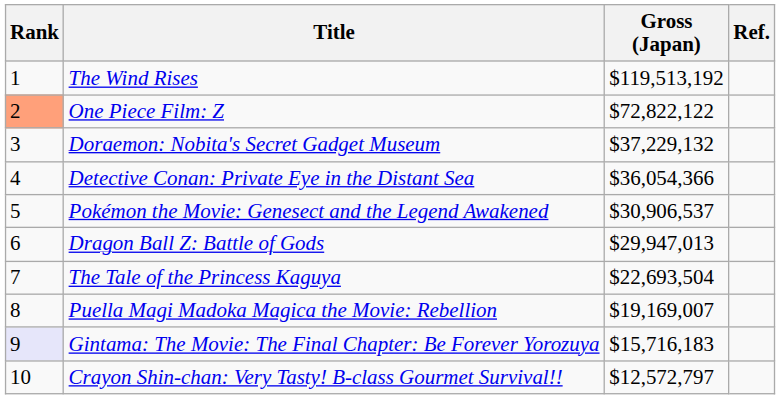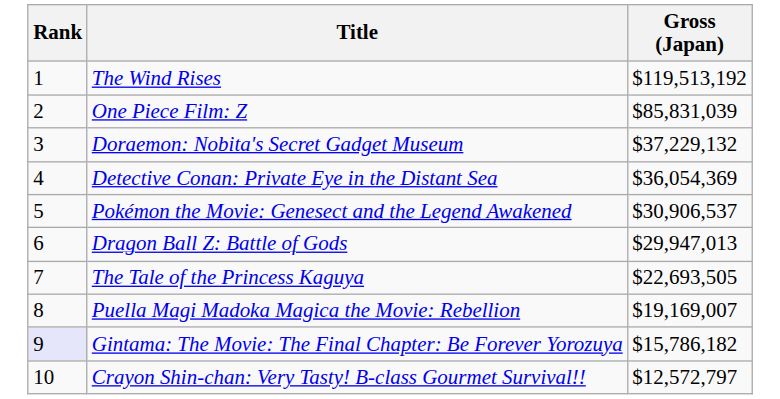- column: (752, 32)
(15, 111) lightsalmon background -> (38, 111) no background
(662, 111) $72,822,122 -> (685, 111) $85,831,039
(662, 177) $36,054,366 -> (685, 177) $36,054,369
(662, 277) $22,693,504 -> (685, 277) $22,693,505
(662, 343) $15,716,183 -> (685, 343) $15,786,182
